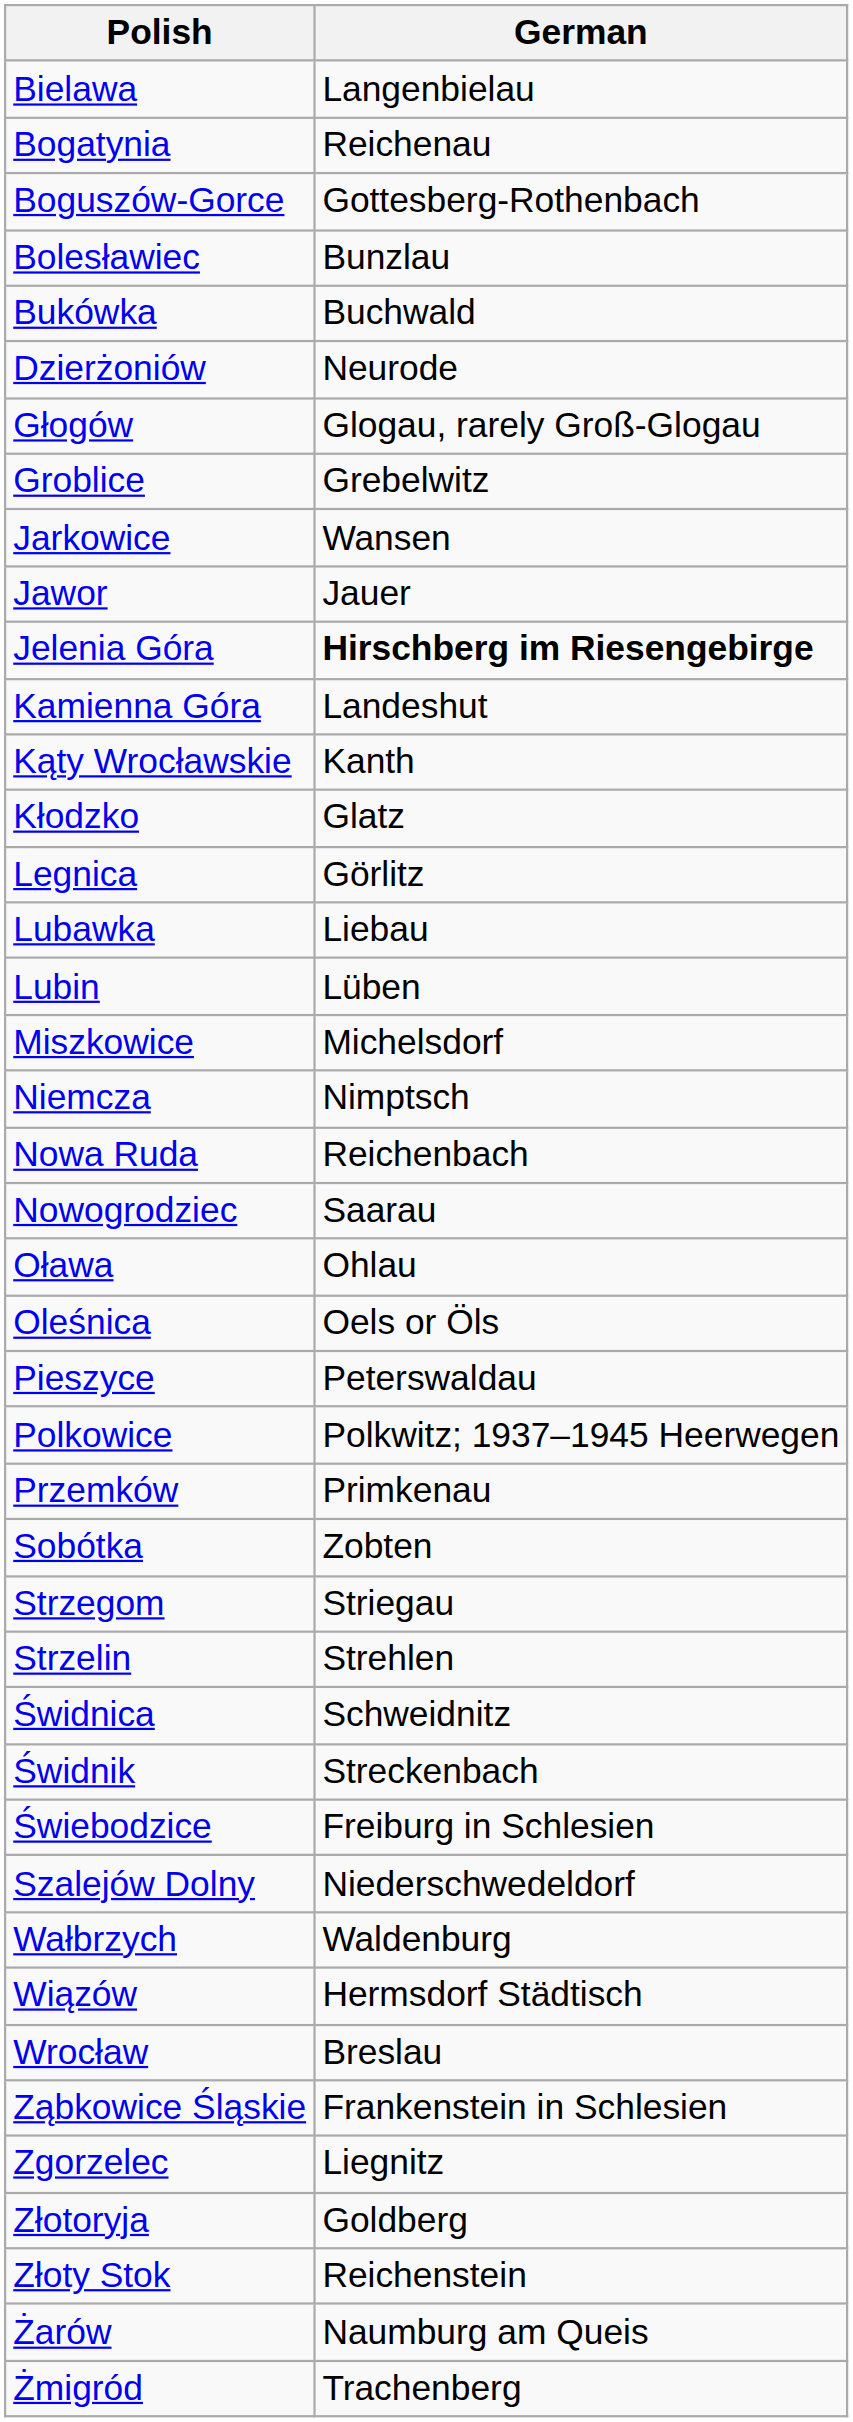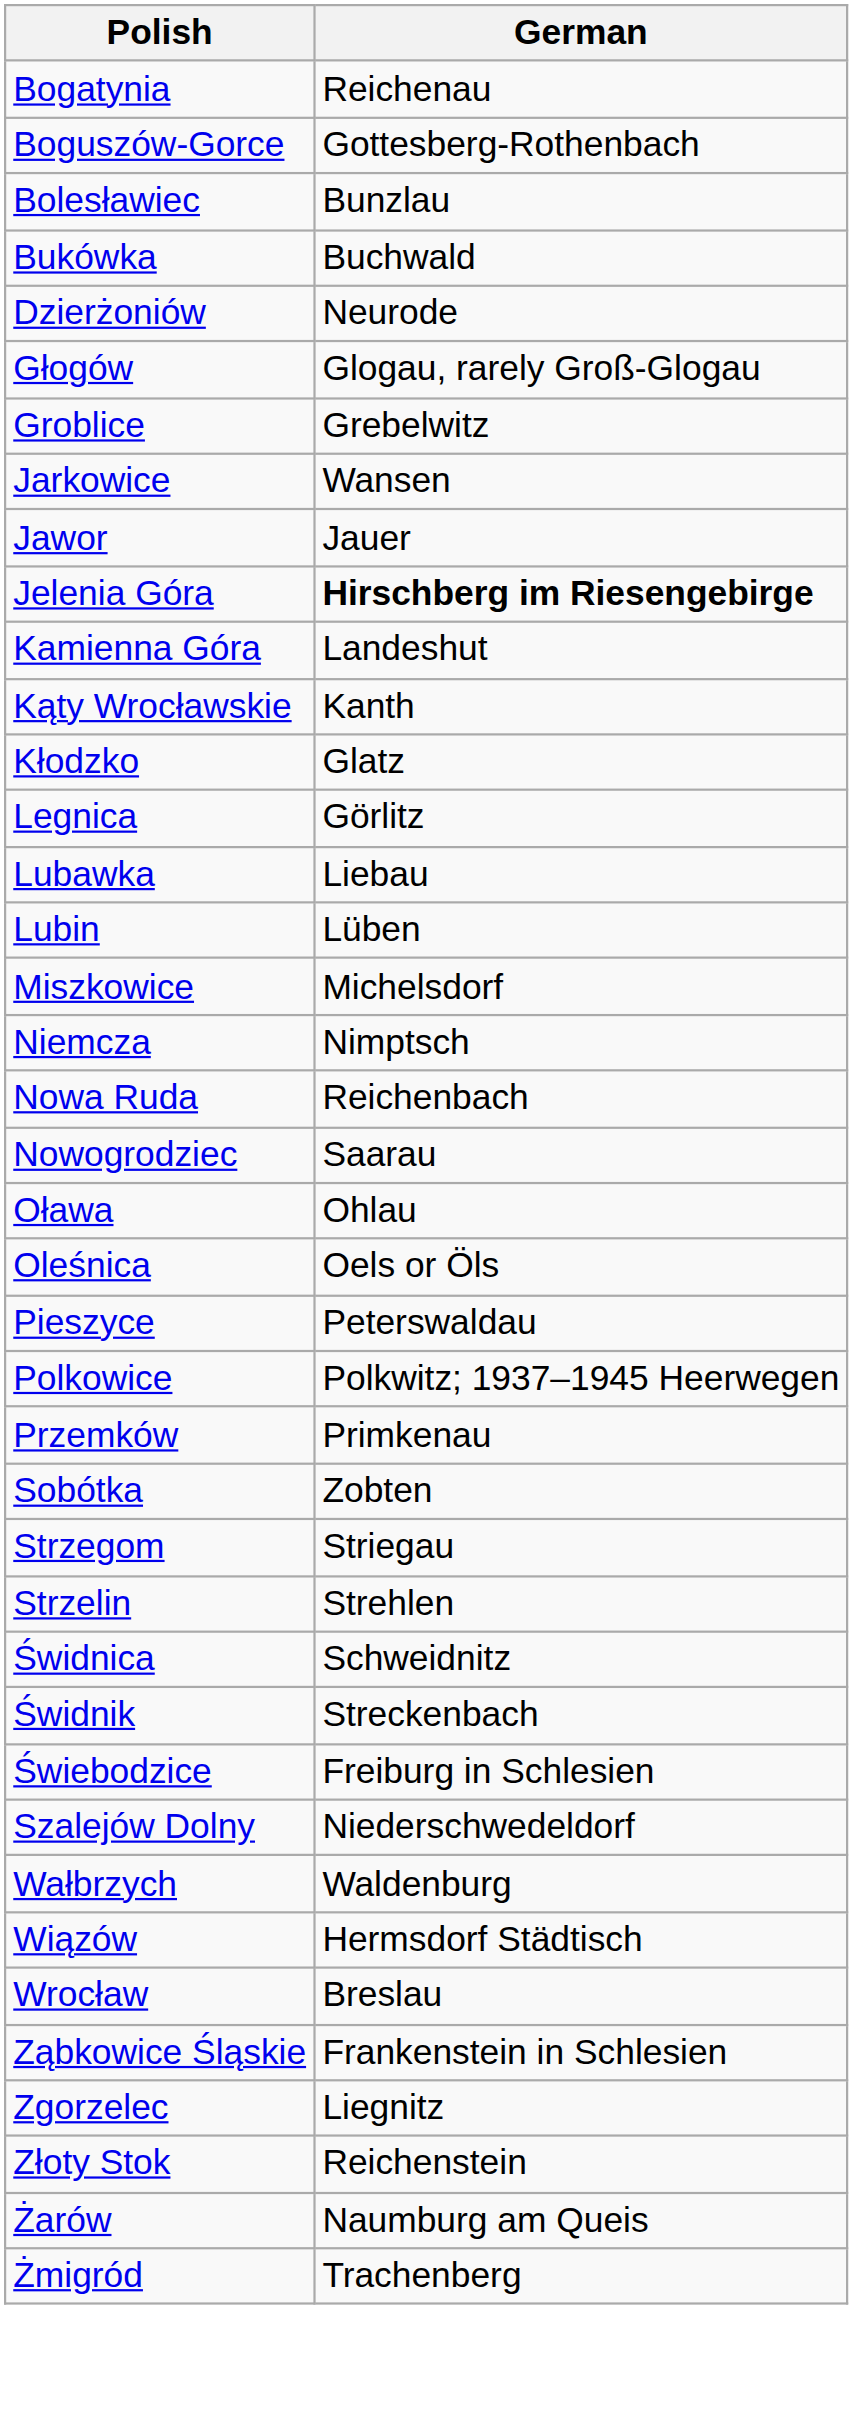- row: (75, 88)
- row: (81, 2219)
